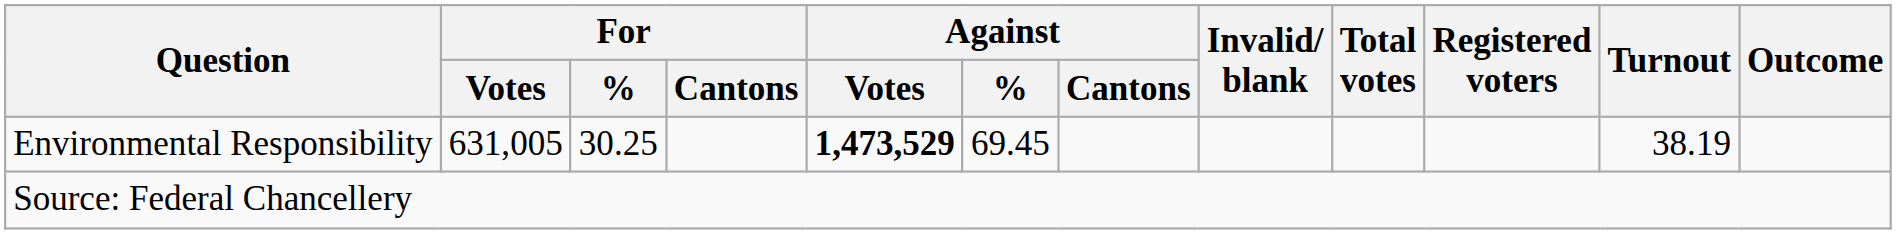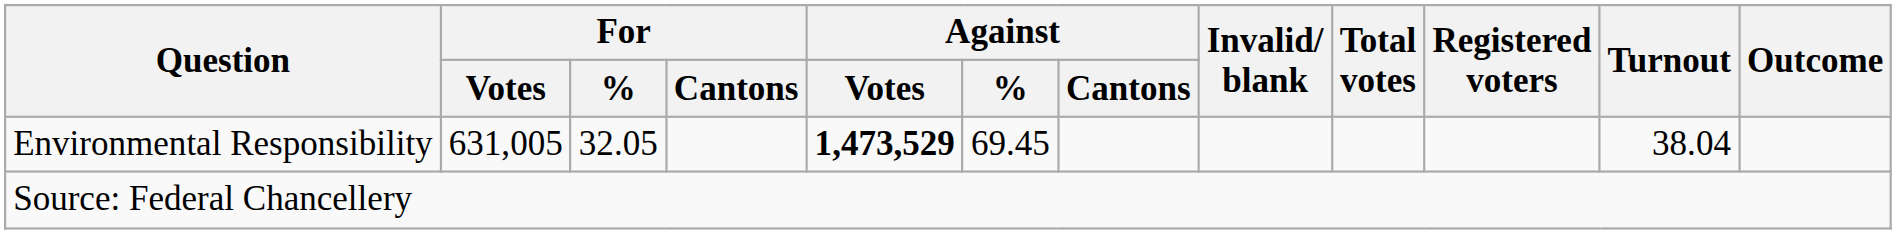(618, 143) 30.25 -> (618, 143) 32.05
(1691, 143) 38.19 -> (1691, 143) 38.04
